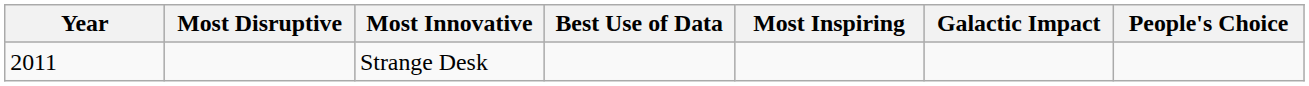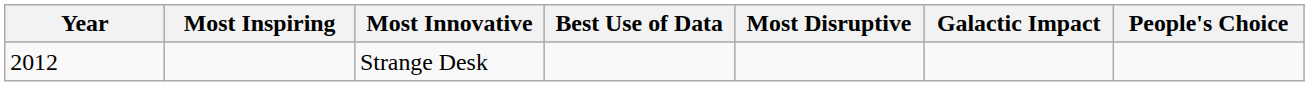columns swapped: (260, 23) <-> (829, 23)
(34, 61) 2011 -> (34, 61) 2012
